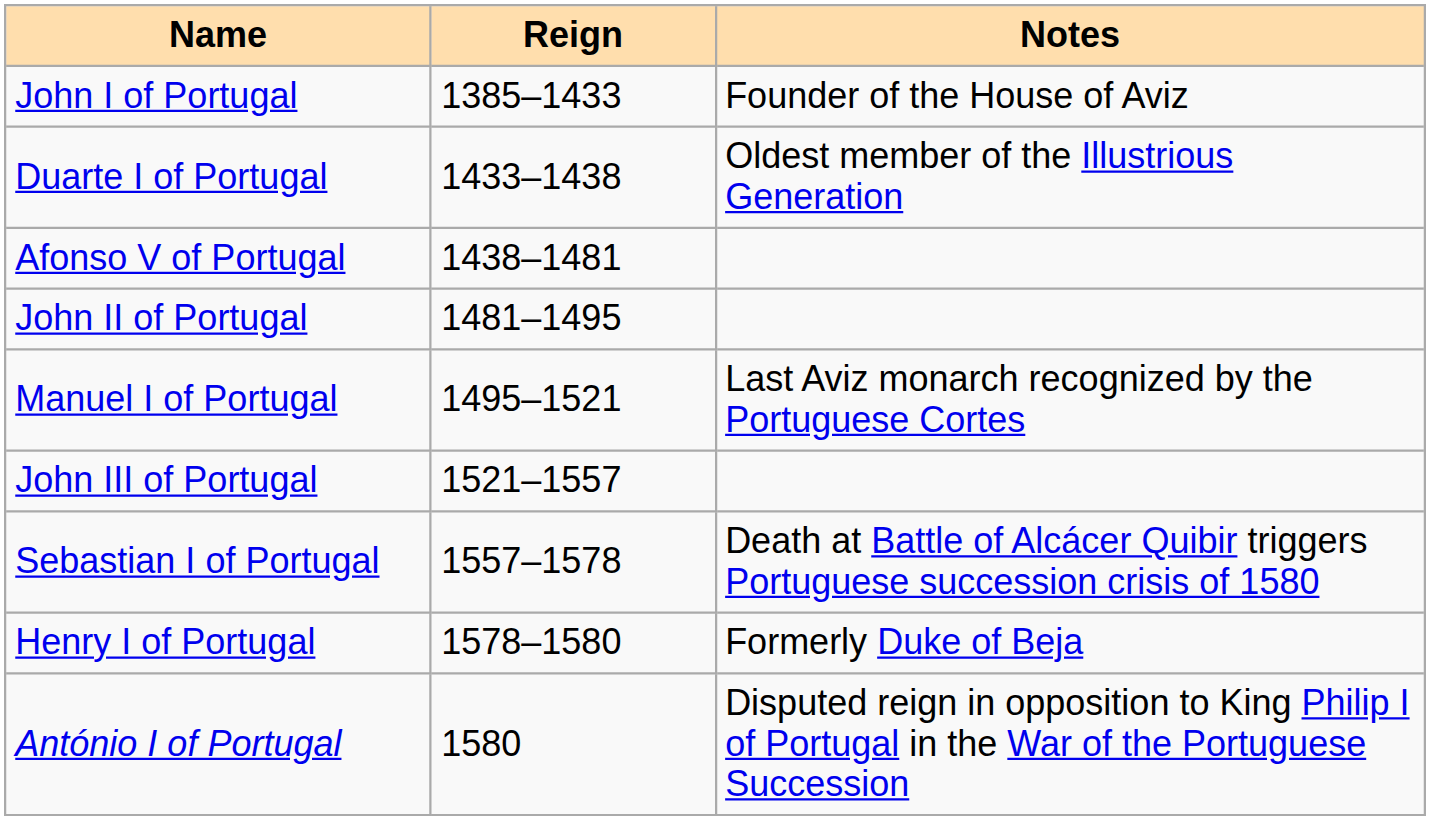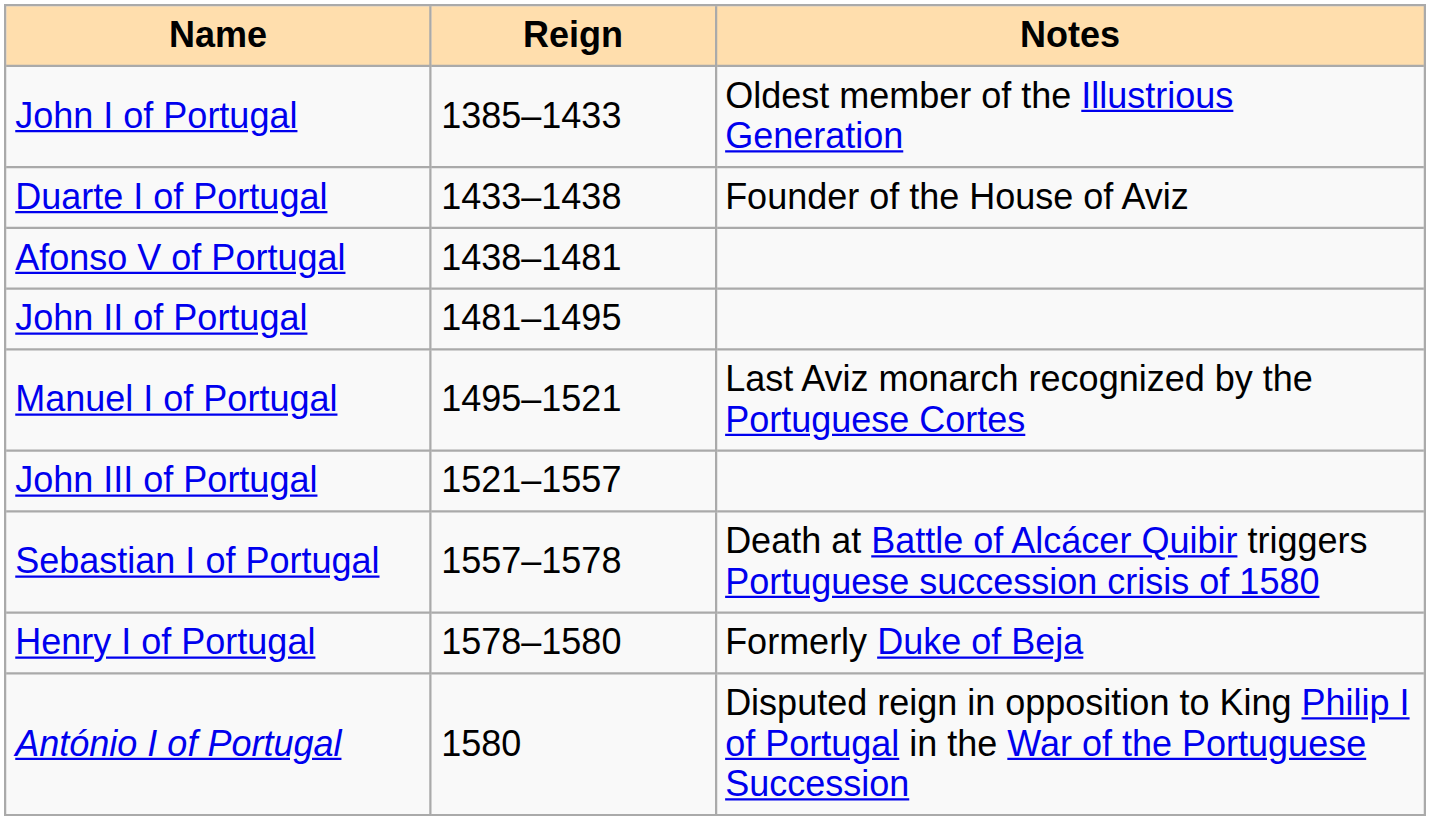(957, 95) Founder of the House of Aviz -> (979, 115) Oldest member of the Illustrious Generation
(979, 176) Oldest member of the Illustrious Generation -> (957, 196) Founder of the House of Aviz
